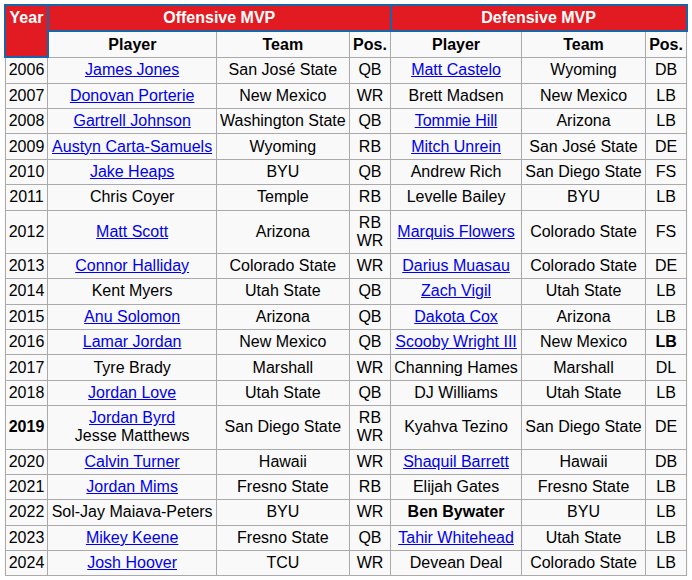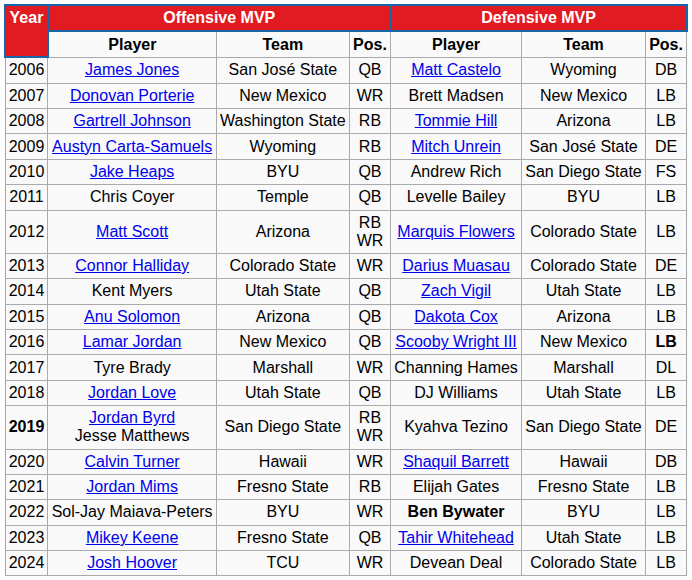(370, 121) QB -> (370, 121) RB
(370, 197) RB -> (370, 197) QB
(666, 231) FS -> (666, 231) LB
